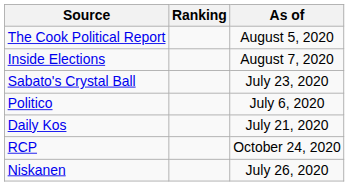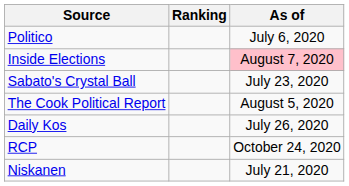rows swapped: (87, 37) <-> (30, 103)
(287, 59) no background -> (287, 59) pink background
(287, 125) July 21, 2020 -> (287, 125) July 26, 2020
(287, 170) July 26, 2020 -> (287, 170) July 21, 2020
